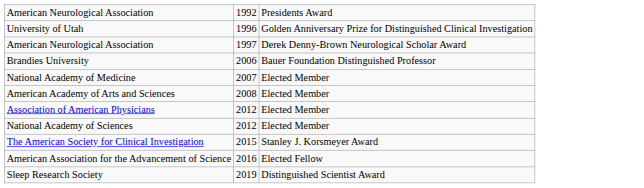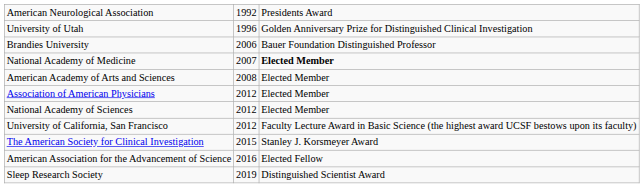- row: (80, 45)
(295, 77) normal -> (297, 61) bold
+ row: (87, 126)
